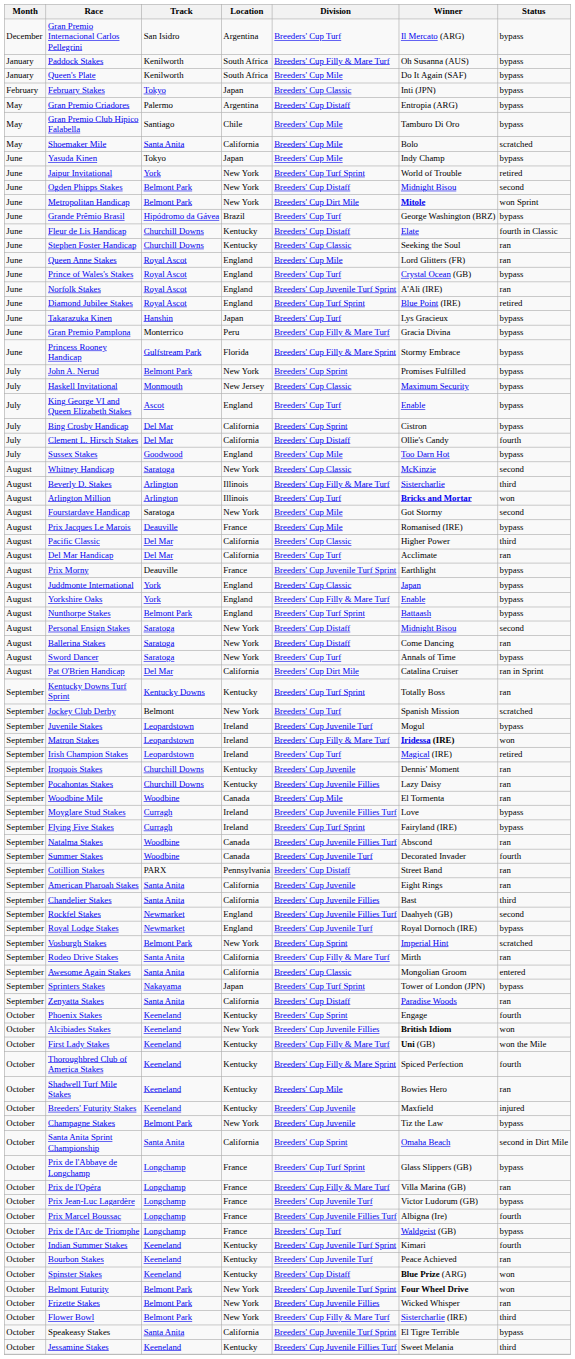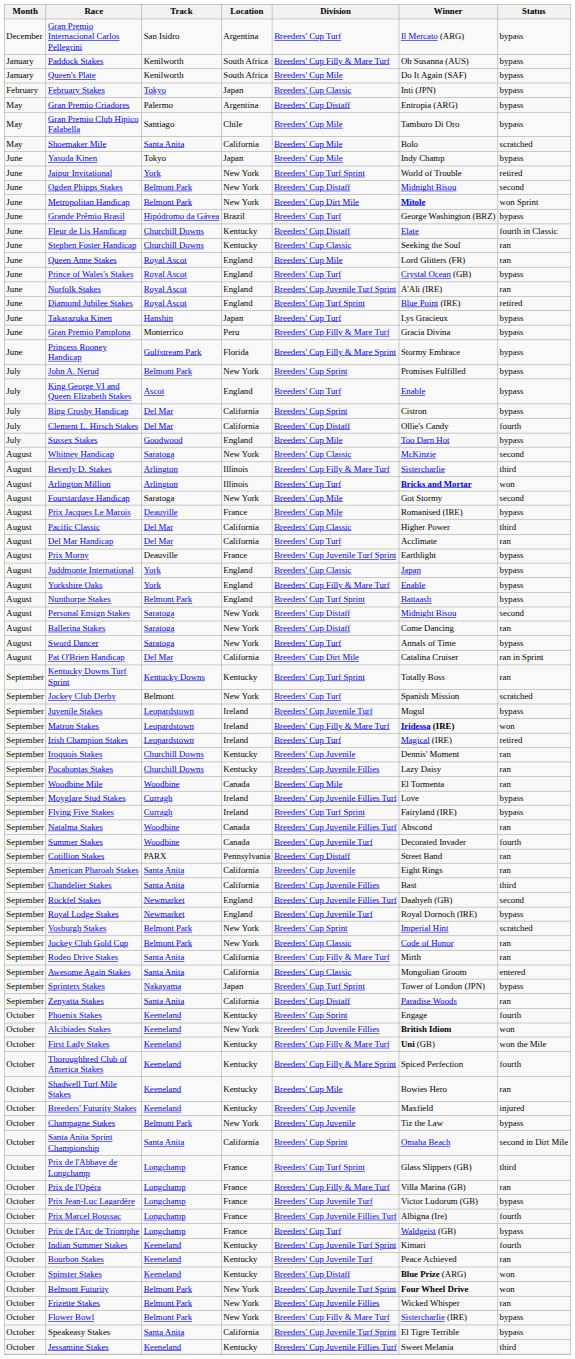- row: (83, 386)
+ row: (88, 943)
(512, 1168) bypass -> (508, 1168) third
(508, 1318) third -> (512, 1318) bypass
